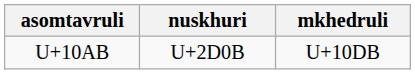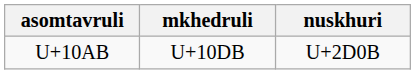columns swapped: (208, 20) <-> (343, 20)
